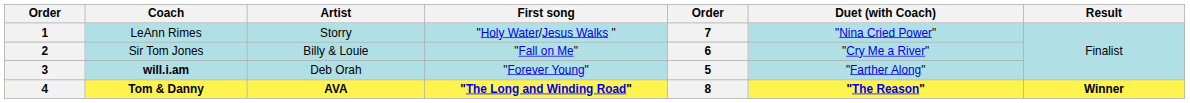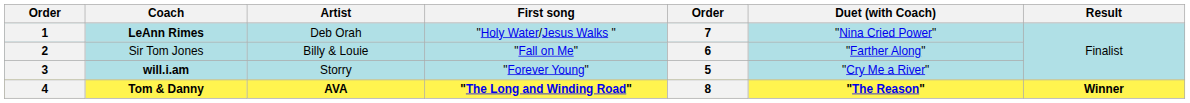(166, 32) normal -> (166, 32) bold
(336, 32) Storry -> (336, 32) Deb Orah
(886, 51) "Cry Me a River" -> (886, 51) "Farther Along"
(336, 70) Deb Orah -> (336, 70) Storry
(886, 70) "Farther Along" -> (886, 70) "Cry Me a River"
